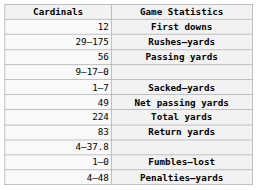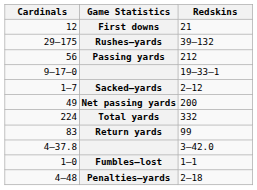+ column: (215, 12)
